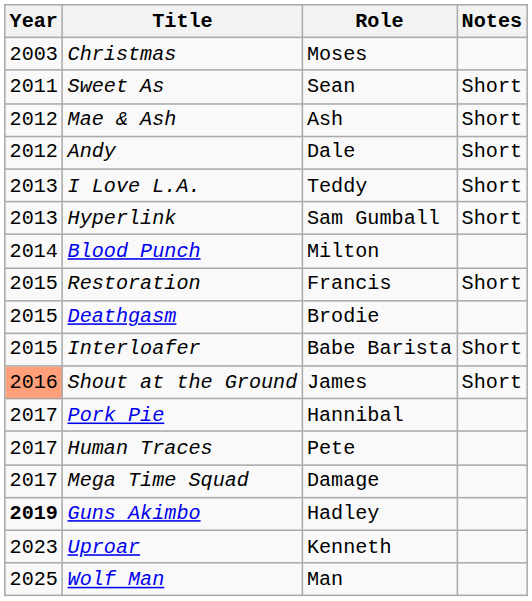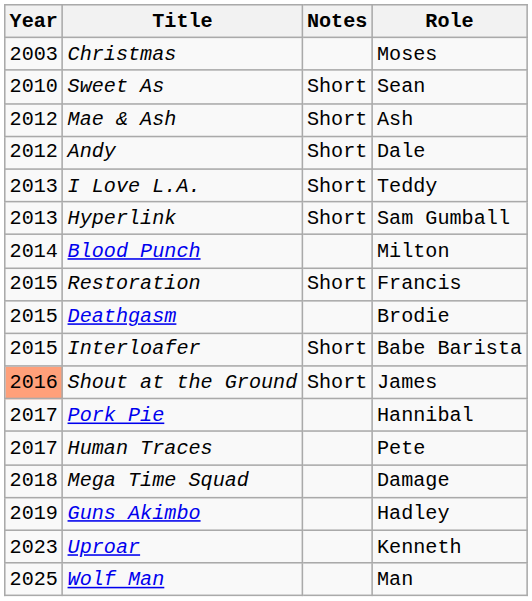columns swapped: (379, 21) <-> (492, 21)
(34, 87) 2011 -> (34, 87) 2010
(34, 481) 2017 -> (34, 481) 2018
(34, 514) bold -> (34, 514) normal
